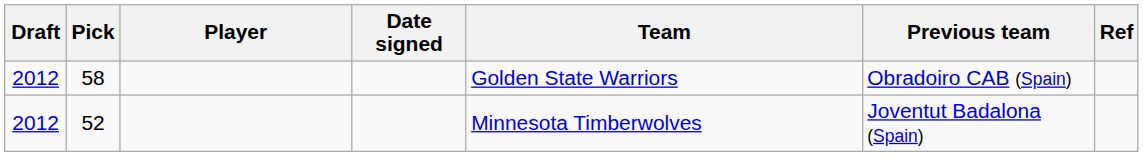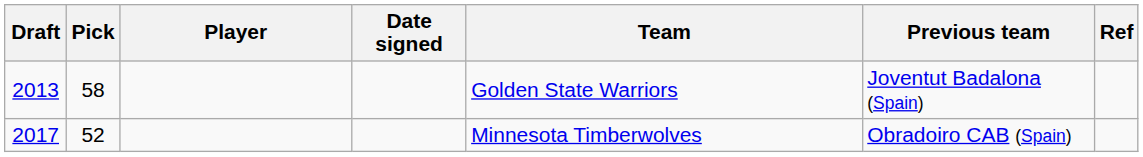(36, 77) 2012 -> (36, 89) 2013
(969, 77) Obradoiro CAB (Spain) -> (954, 89) Joventut Badalona (Spain)
(36, 122) 2012 -> (36, 134) 2017
(954, 122) Joventut Badalona (Spain) -> (969, 134) Obradoiro CAB (Spain)
